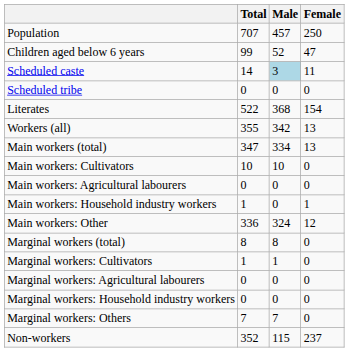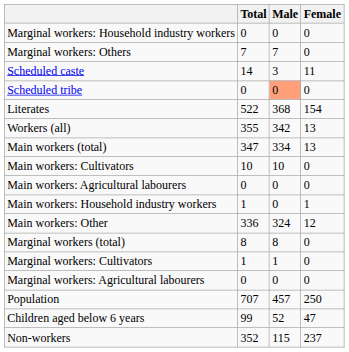rows swapped: (33, 33) <-> (121, 299)
rows swapped: (76, 52) <-> (69, 318)
(275, 71) lightblue background -> (275, 71) no background
(275, 90) no background -> (275, 90) lightsalmon background
